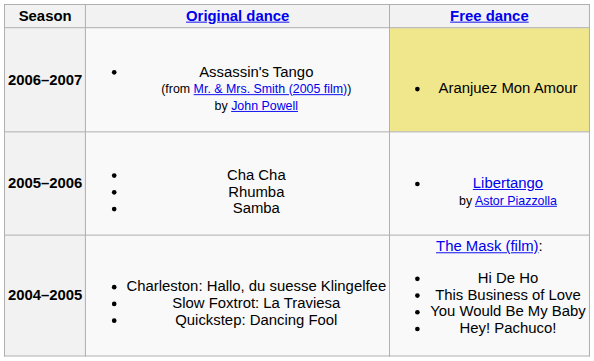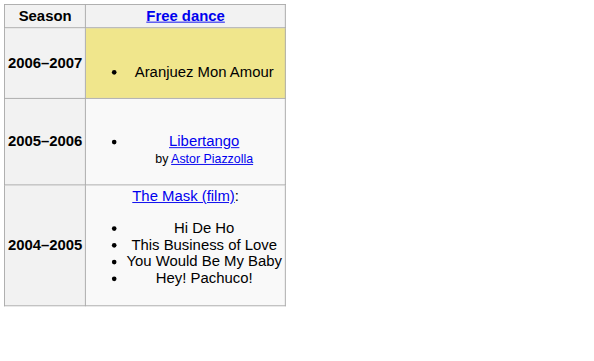- column: (238, 16)
